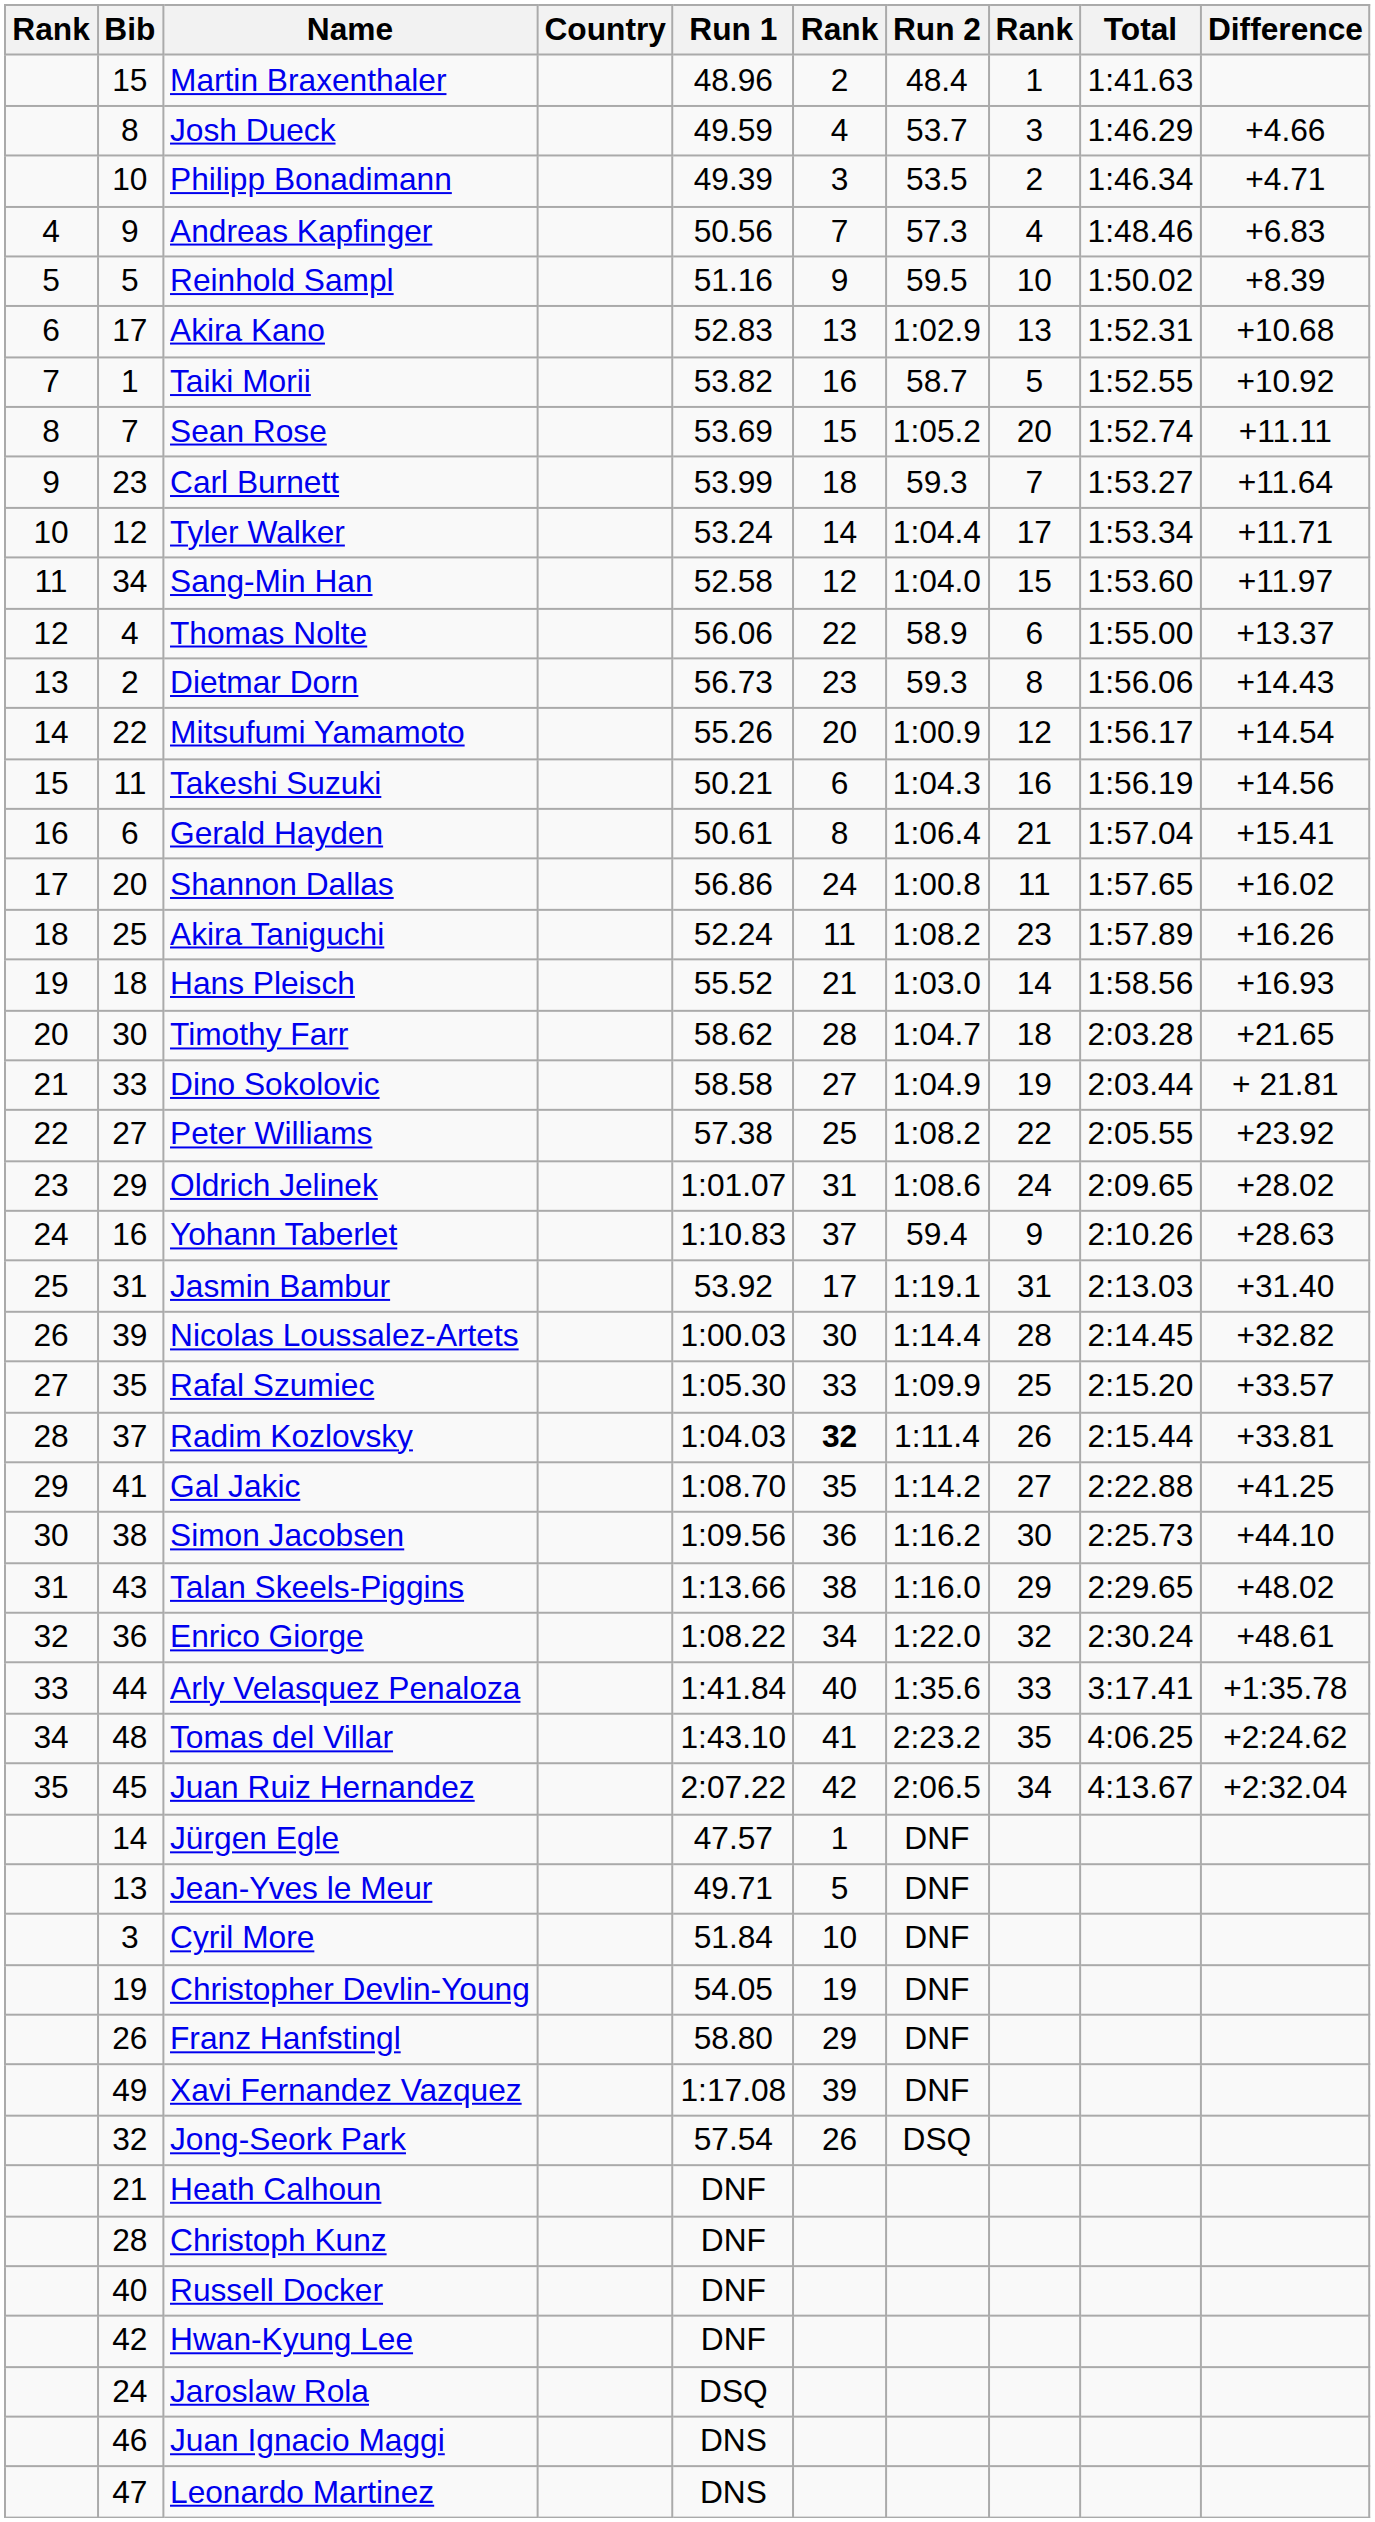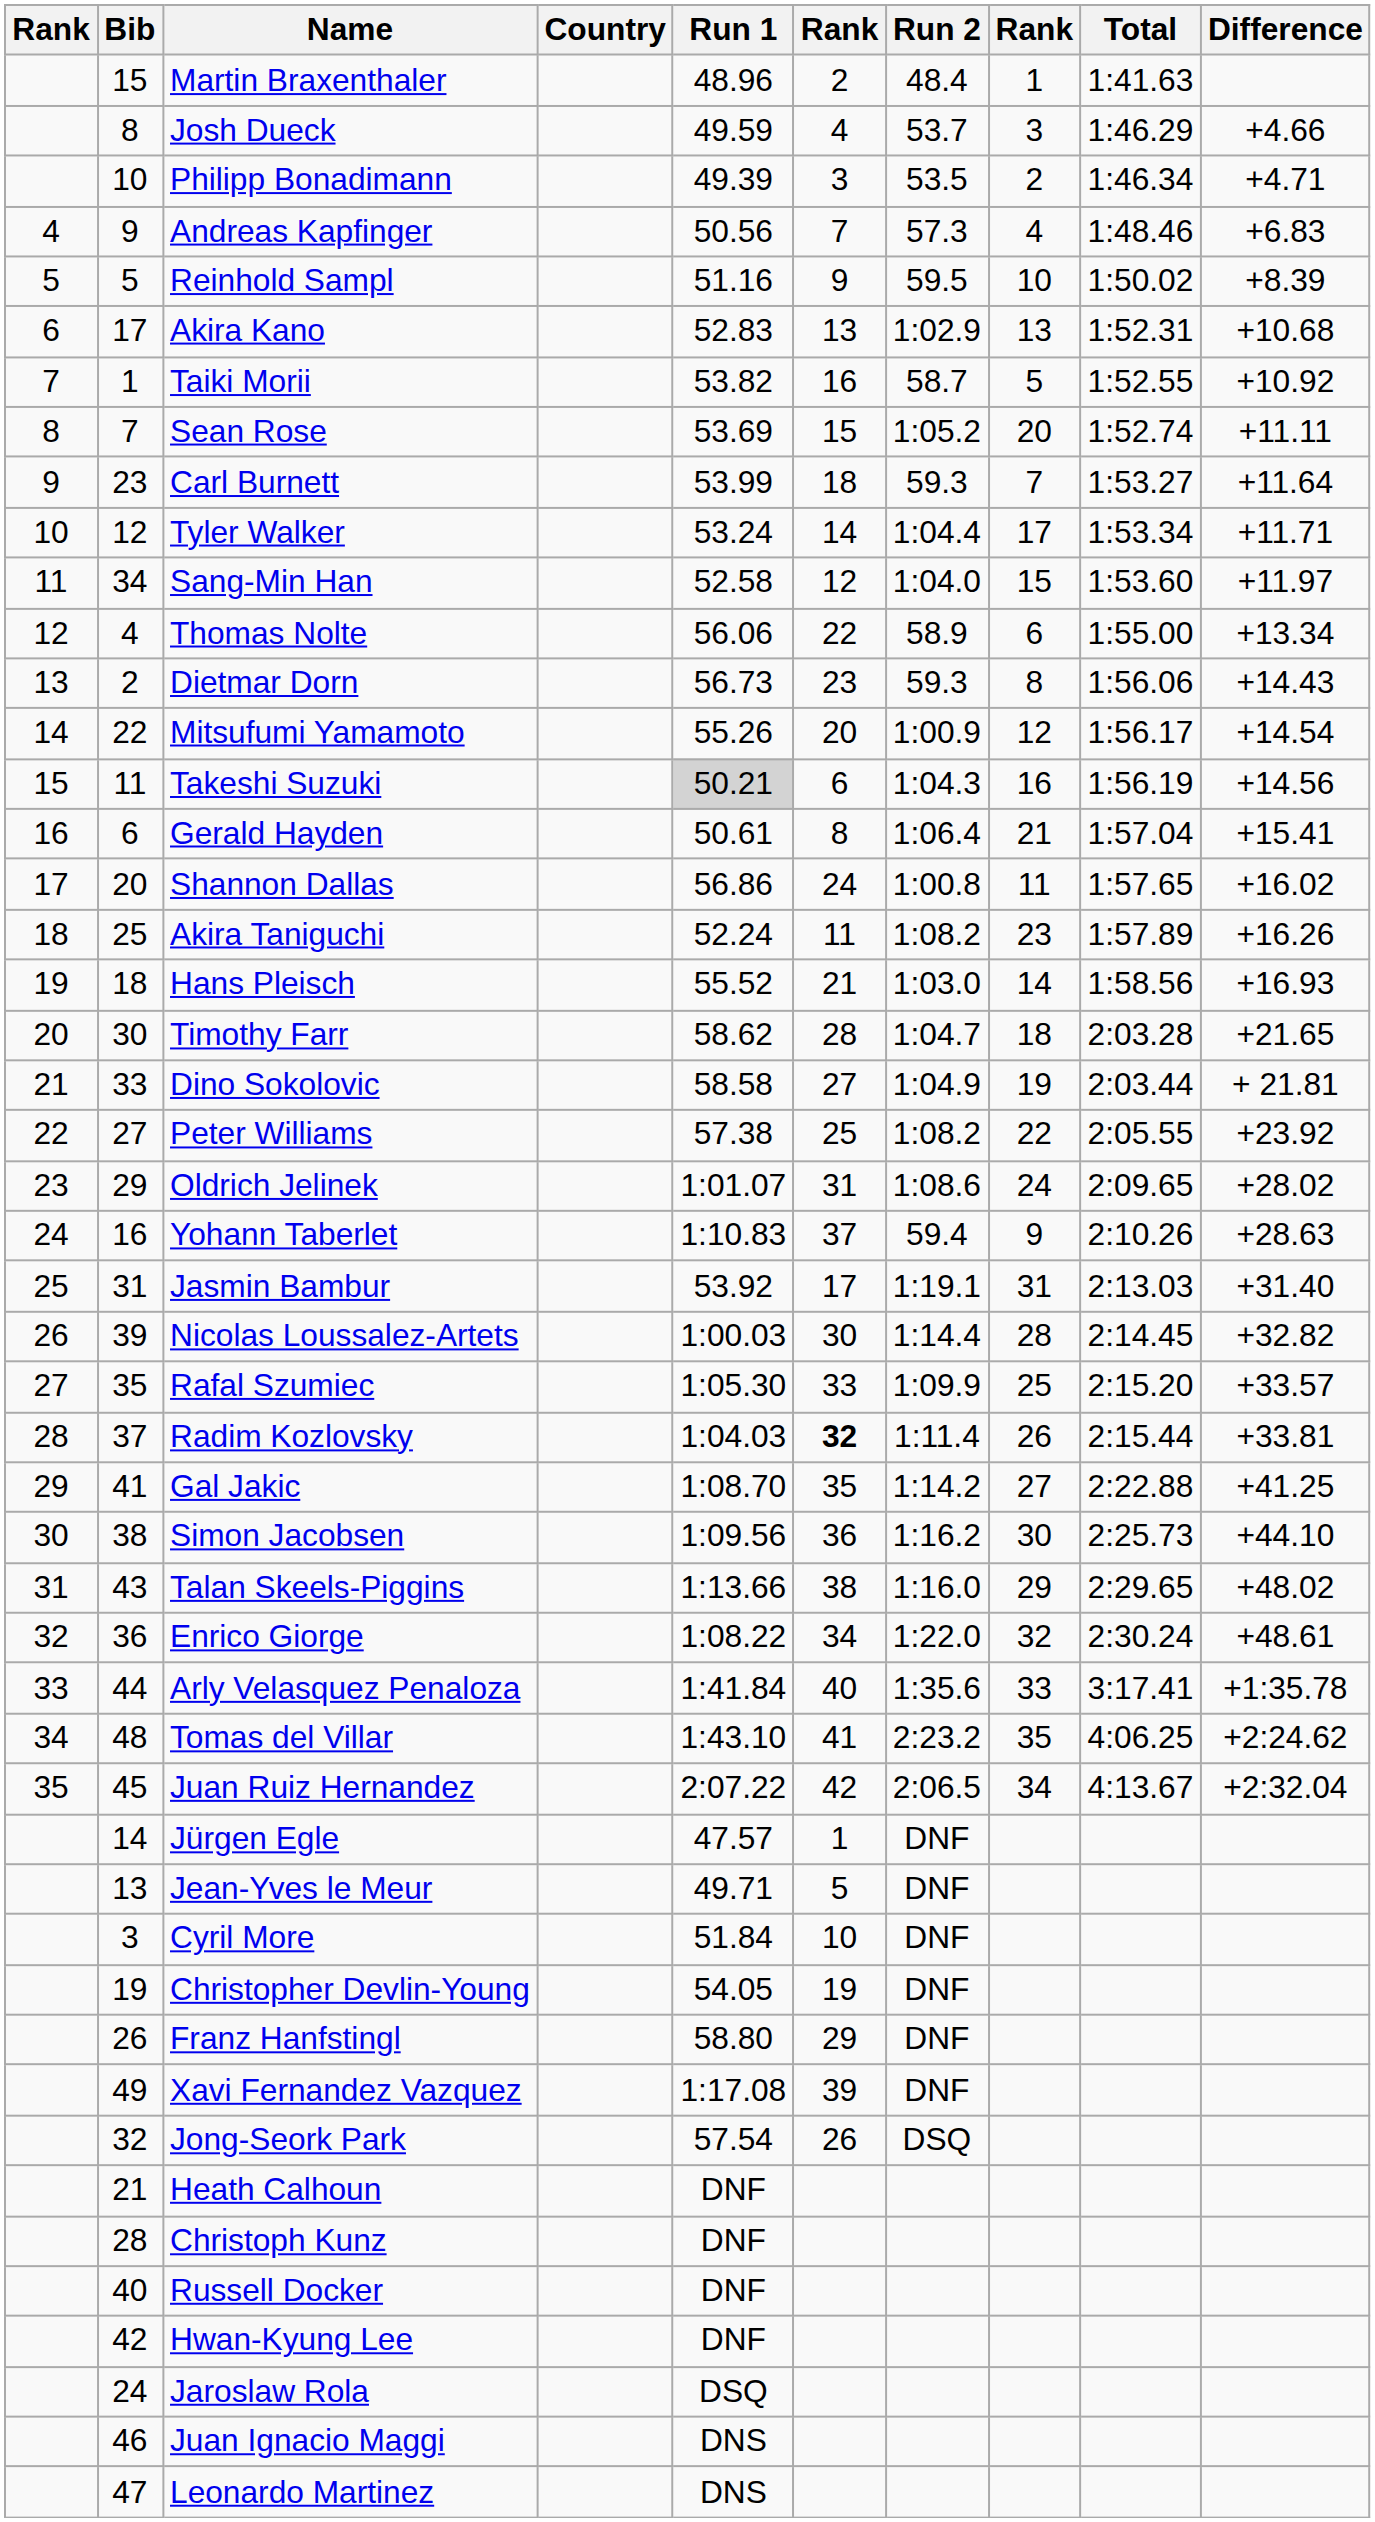(1285, 632) +13.37 -> (1285, 632) +13.34
(733, 783) no background -> (733, 783) lightgrey background
